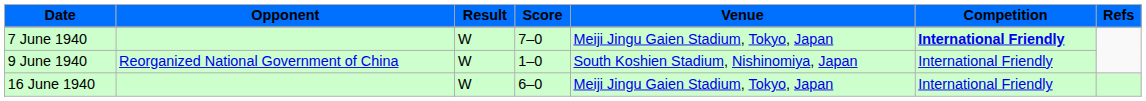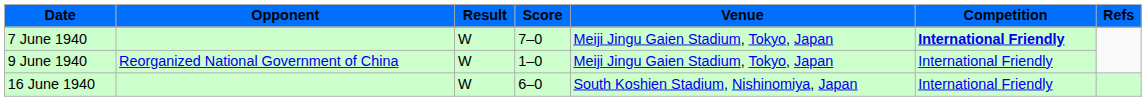(716, 61) South Koshien Stadium, Nishinomiya, Japan -> (703, 61) Meiji Jingu Gaien Stadium, Tokyo, Japan
(703, 84) Meiji Jingu Gaien Stadium, Tokyo, Japan -> (716, 84) South Koshien Stadium, Nishinomiya, Japan
